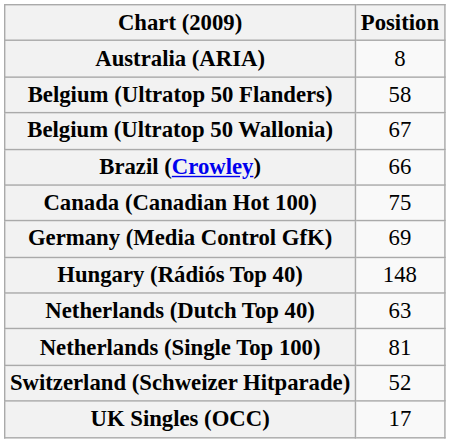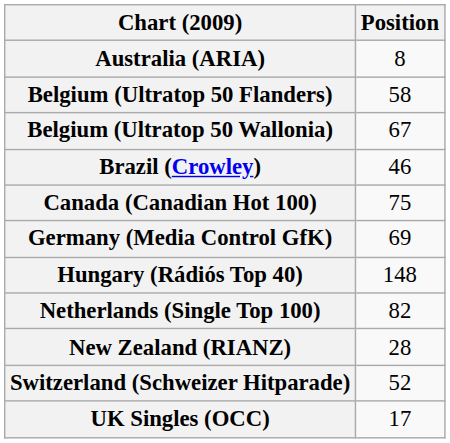(400, 166) 66 -> (400, 166) 46
- row: (180, 310)
(400, 346) 81 -> (400, 310) 82
+ row: (180, 346)
